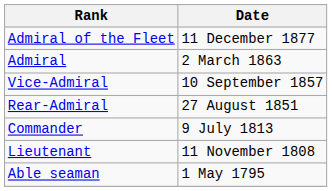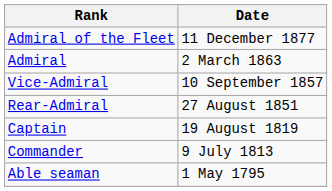+ row: (37, 129)
- row: (50, 152)
